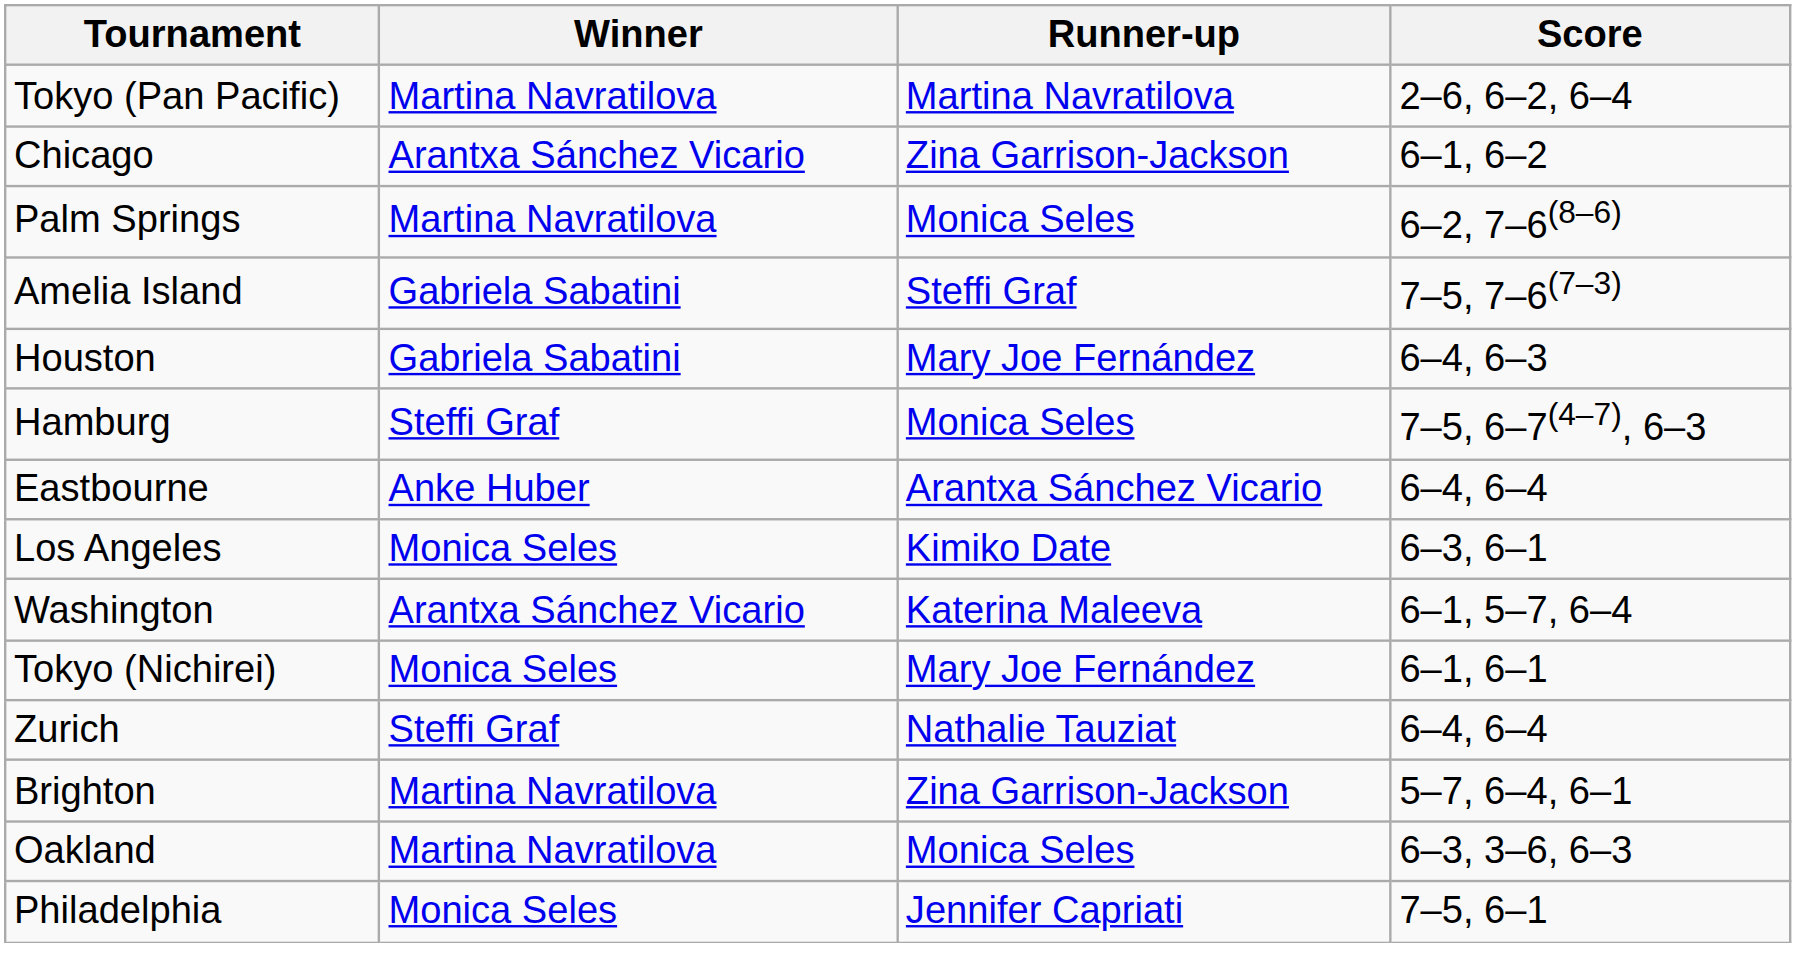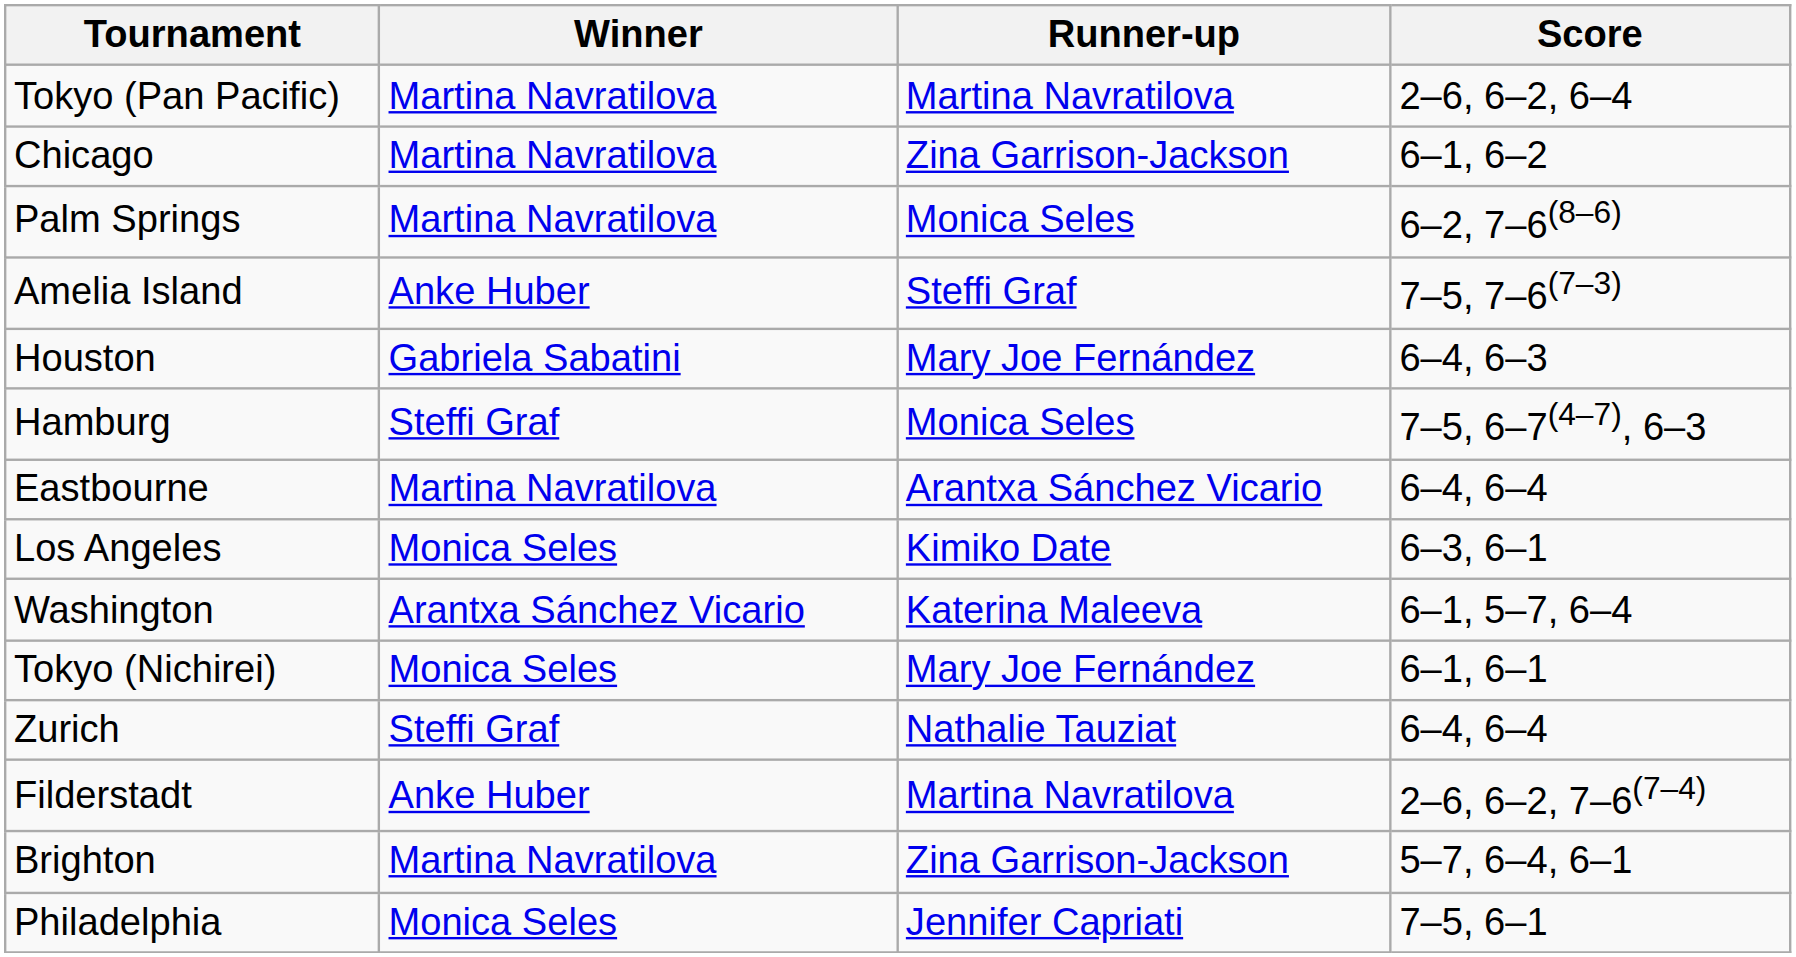(597, 155) Arantxa Sánchez Vicario -> (553, 155) Martina Navratilova
(535, 291) Gabriela Sabatini -> (489, 291) Anke Huber
(489, 488) Anke Huber -> (553, 488) Martina Navratilova
+ row: (103, 795)
- row: (85, 850)
